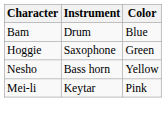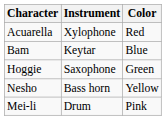+ row: (30, 32)
(77, 32) Drum -> (80, 50) Keytar
(80, 87) Keytar -> (77, 106) Drum
